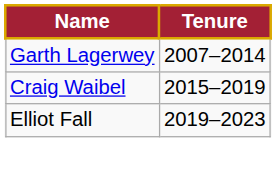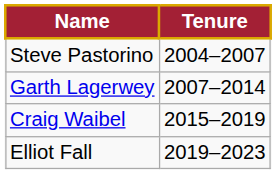+ row: (82, 55)
